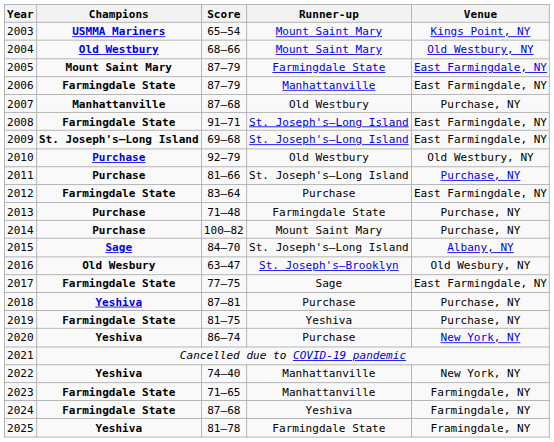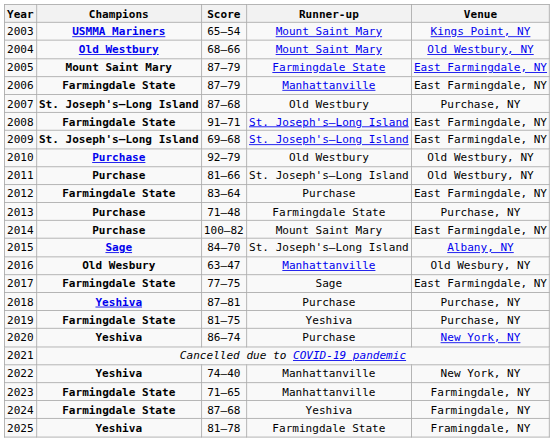(119, 103) Manhattanville -> (119, 103) St. Joseph's–Long Island
(480, 176) Purchase, NY -> (480, 176) Old Westbury, NY
(480, 230) Purchase, NY -> (480, 230) East Farmingdale, NY
(329, 266) St. Joseph's–Brooklyn -> (329, 266) Manhattanville
